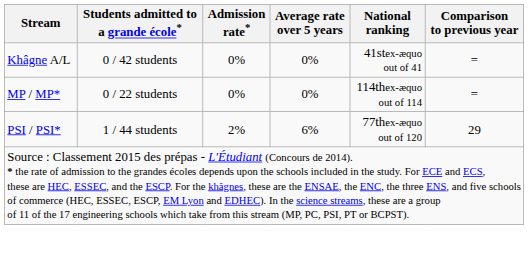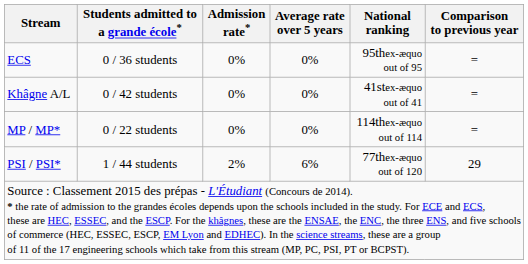+ row: (19, 60)
